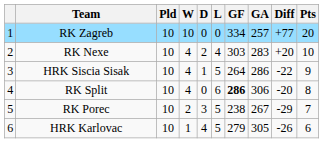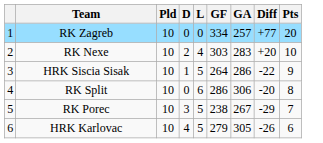- column: (188, 14)
(236, 90) bold -> (219, 90) normal
